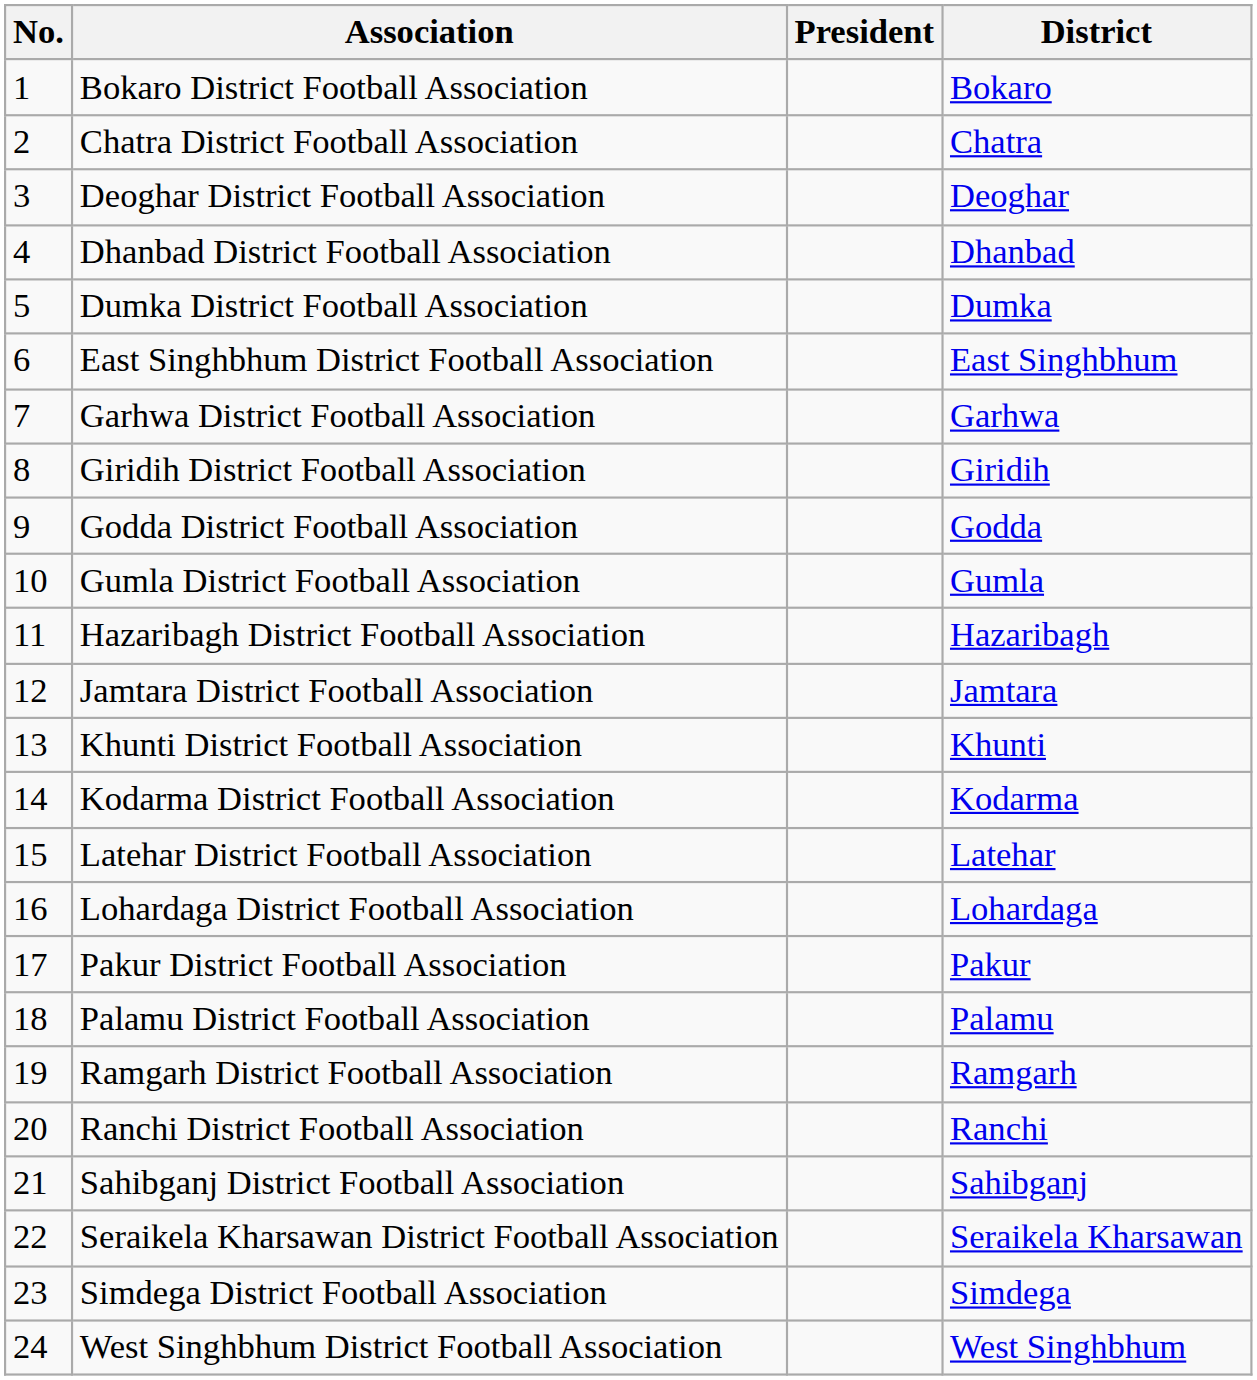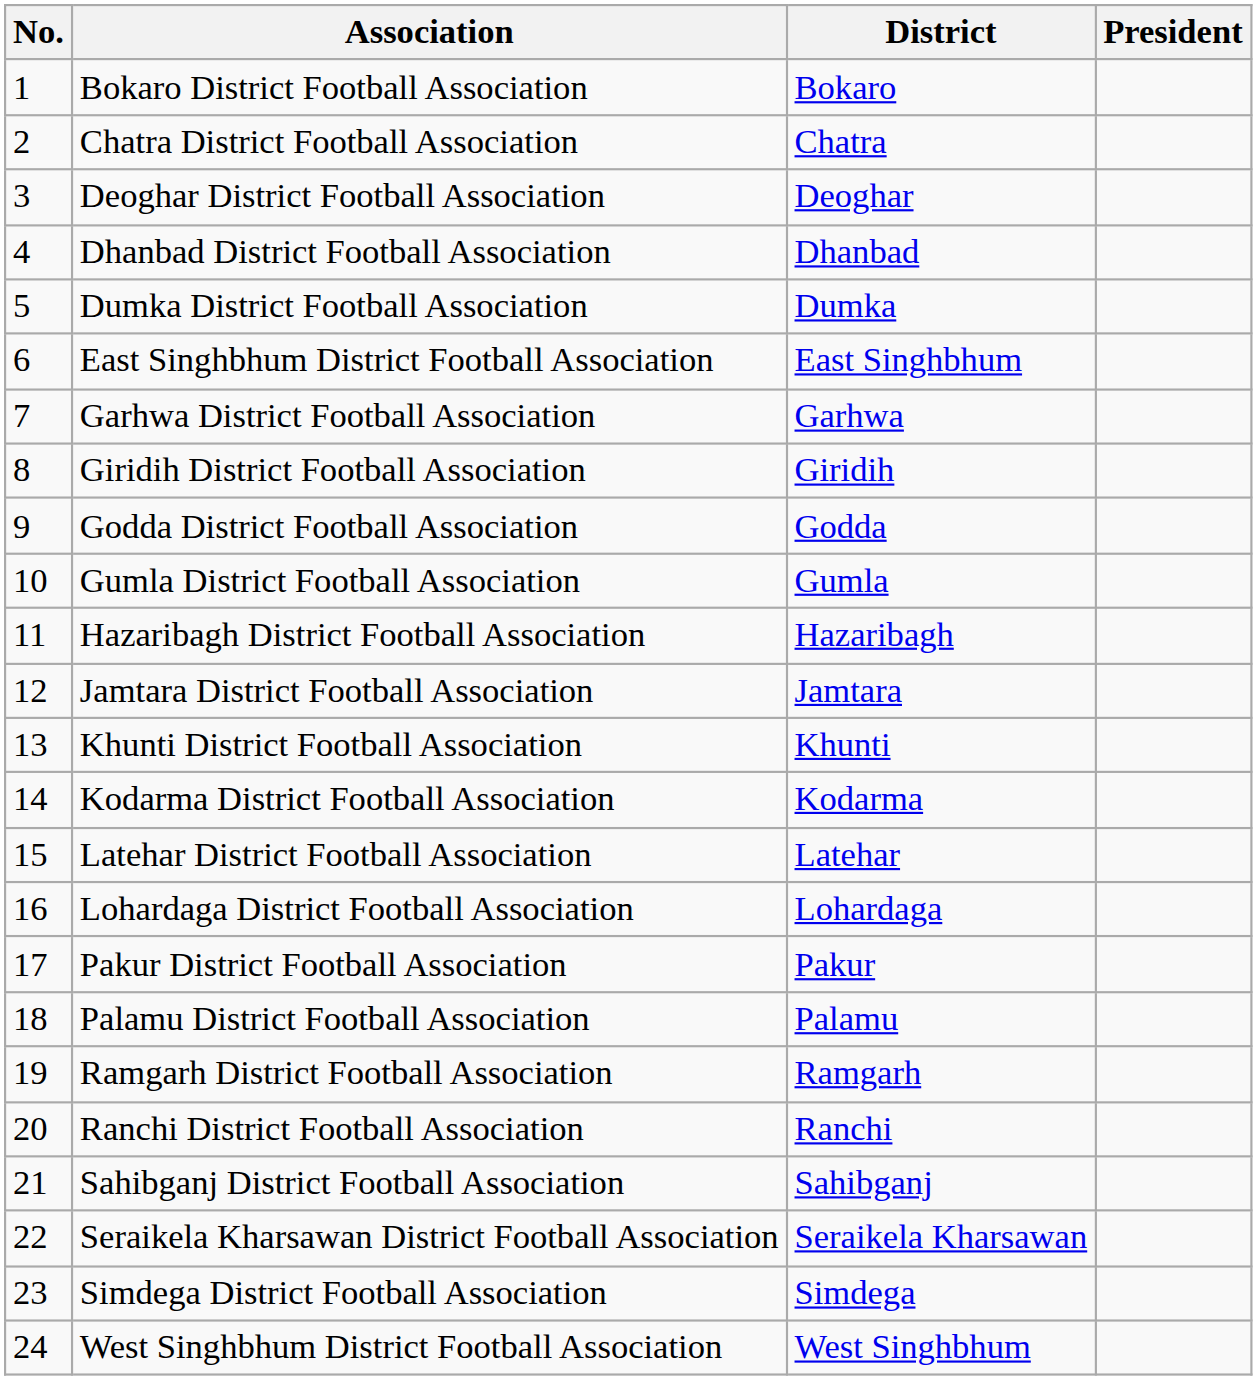columns swapped: (1096, 31) <-> (864, 31)
